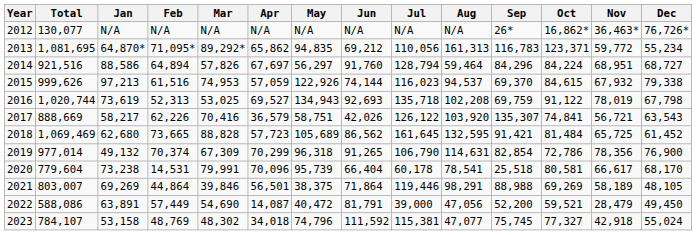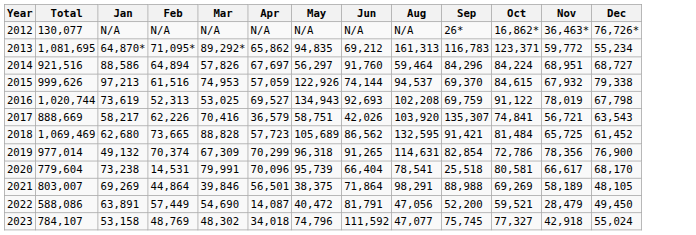- column: (417, 13)
